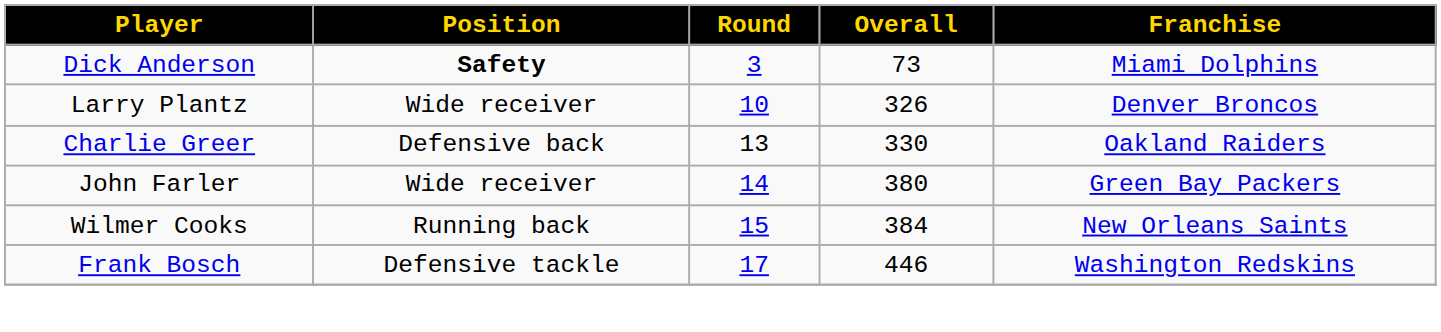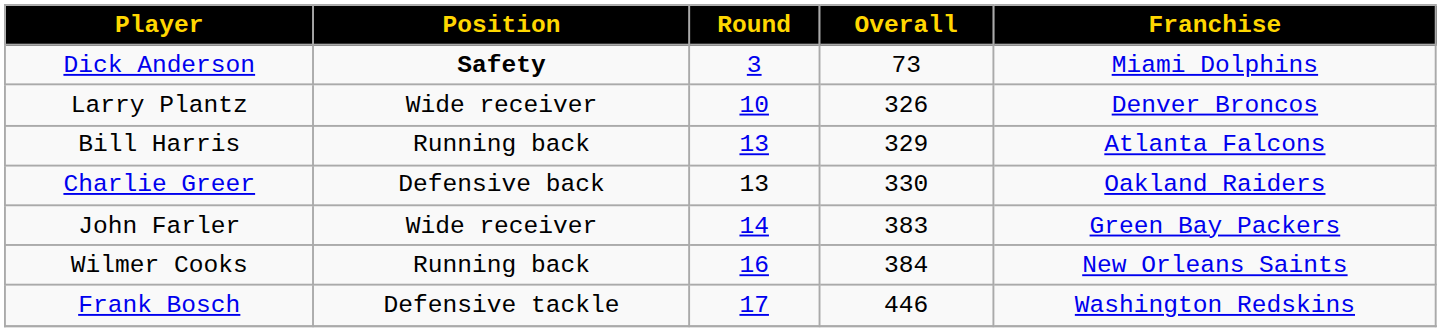+ row: (159, 145)
(906, 185) 380 -> (906, 225) 383
(754, 225) 15 -> (754, 265) 16
